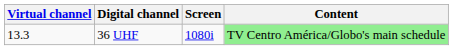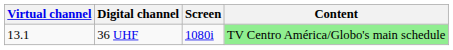(18, 34) 13.3 -> (18, 34) 13.1
